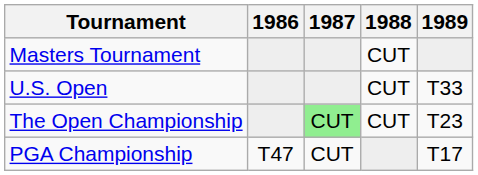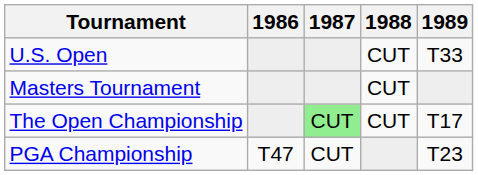rows swapped: (105, 55) <-> (58, 88)
(445, 121) T23 -> (445, 121) T17
(445, 154) T17 -> (445, 154) T23
